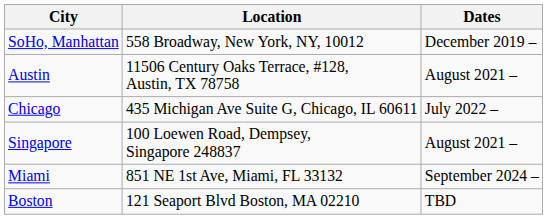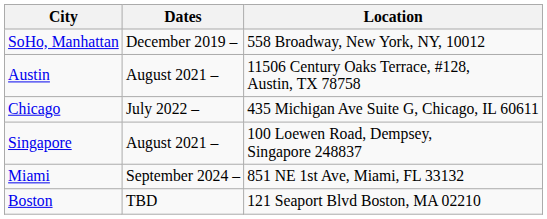columns swapped: (482, 16) <-> (272, 16)
